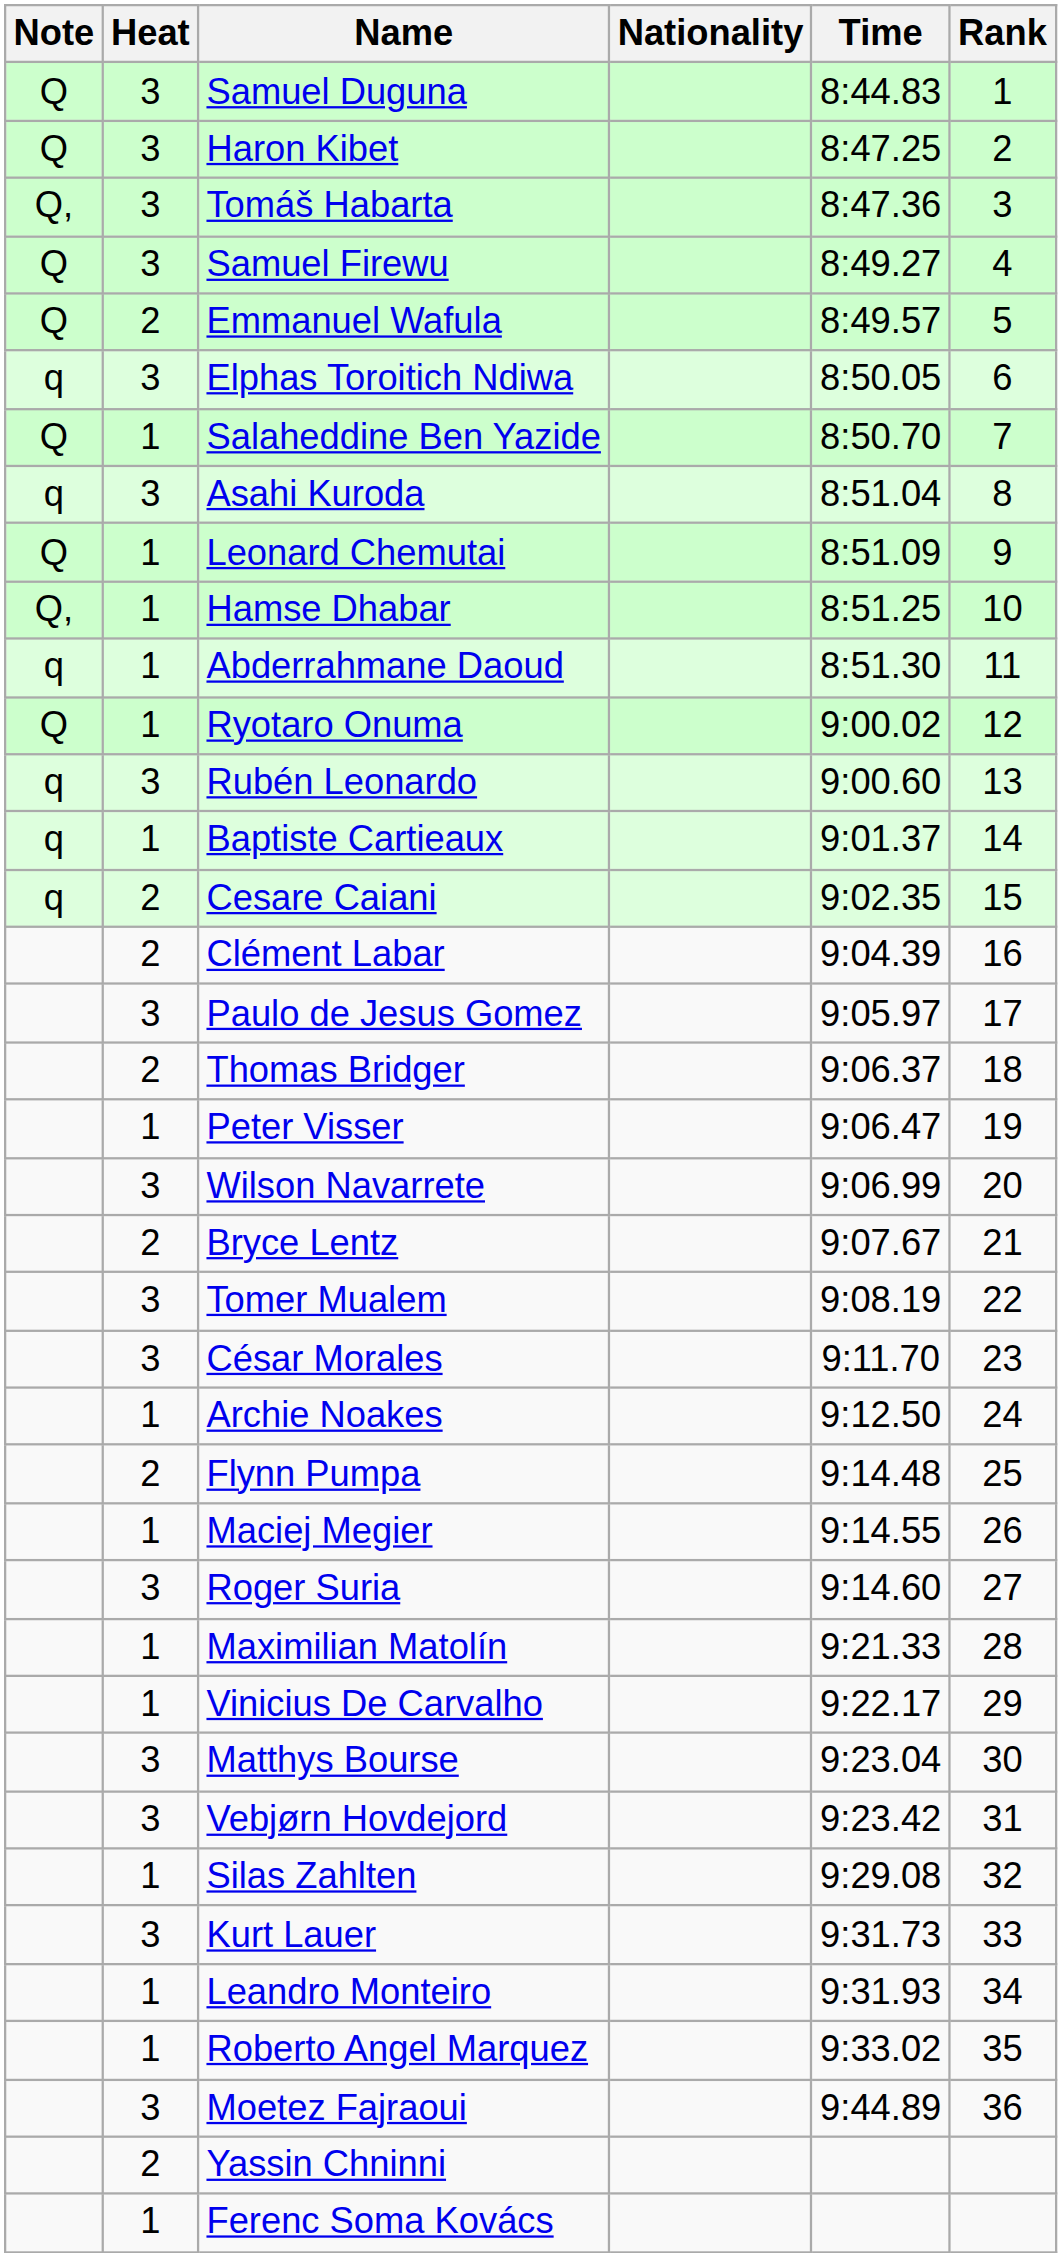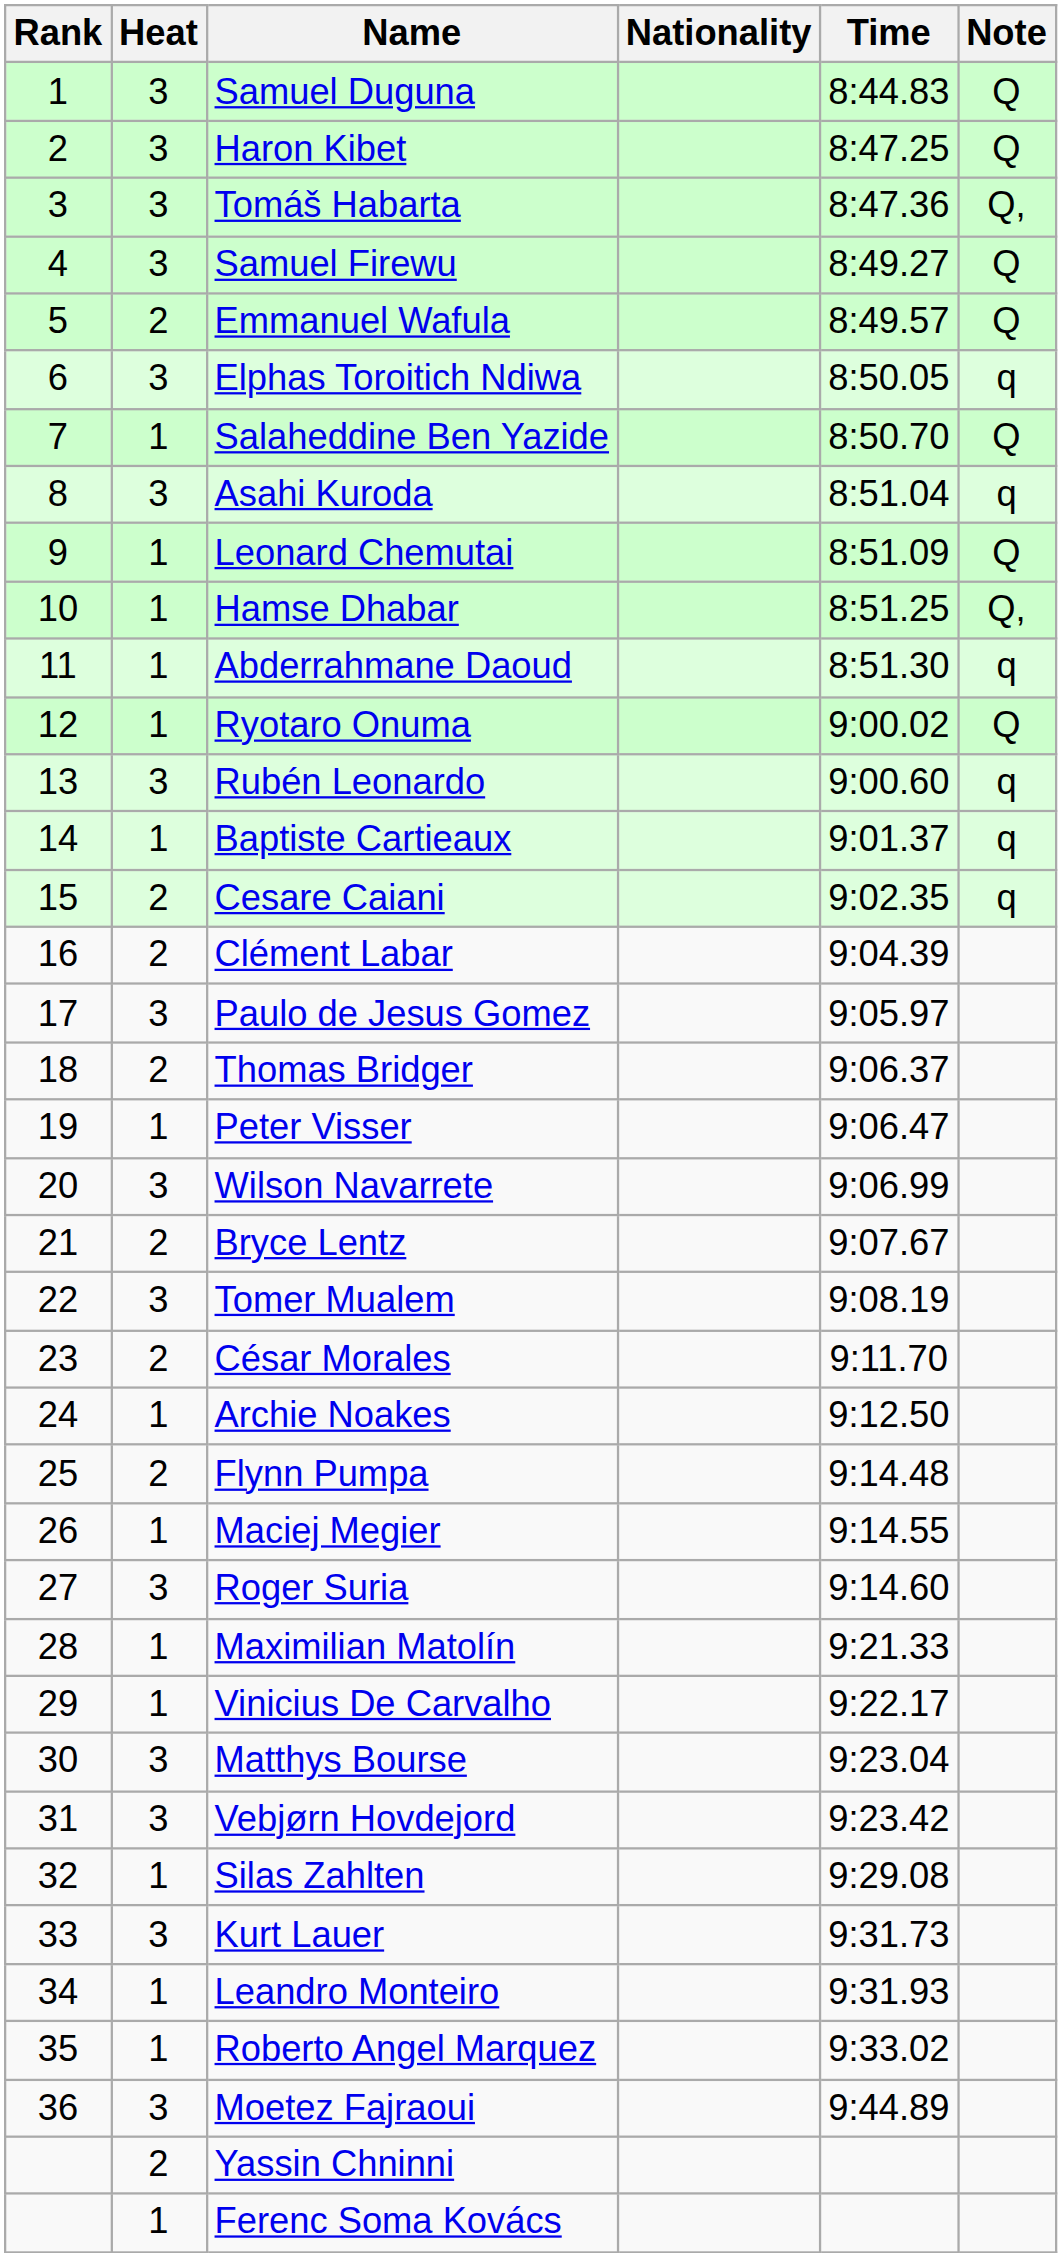columns swapped: (1002, 33) <-> (54, 33)
(150, 1358) 3 -> (158, 1358) 2
